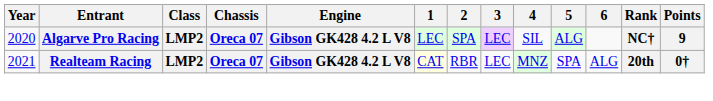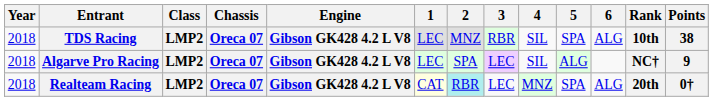+ row: (101, 38)
(22, 38) 2020 -> (22, 61) 2018
(22, 61) 2021 -> (22, 84) 2018
(464, 61) no background -> (465, 84) paleturquoise background
